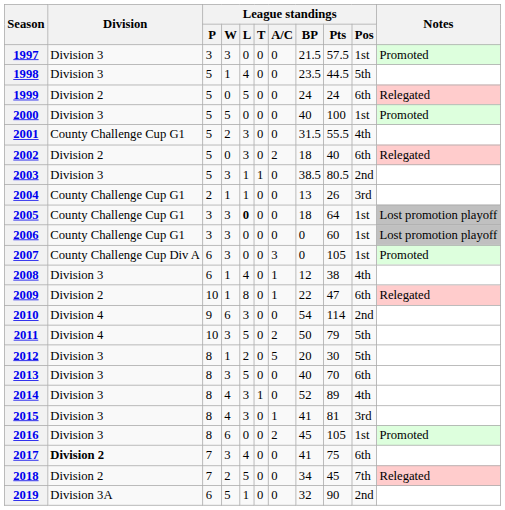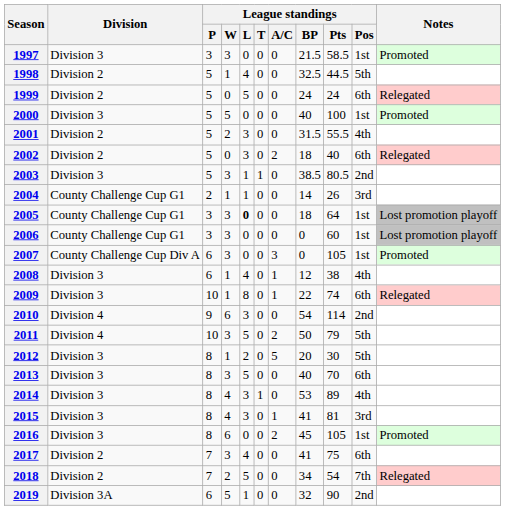(338, 54) 57.5 -> (338, 54) 58.5
(77, 74) Division 3 -> (77, 74) Division 2
(310, 74) 23.5 -> (310, 74) 32.5
(118, 134) County Challenge Cup G1 -> (77, 134) Division 2
(305, 194) 13 -> (305, 194) 14
(77, 295) Division 2 -> (77, 295) Division 3
(333, 295) 47 -> (333, 295) 74
(305, 395) 52 -> (305, 395) 53
(77, 455) bold -> (77, 455) normal
(333, 475) 45 -> (333, 475) 54
